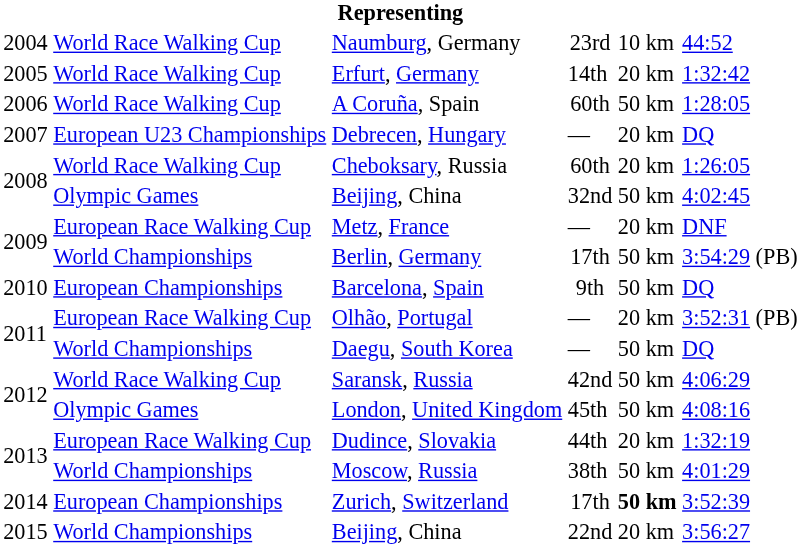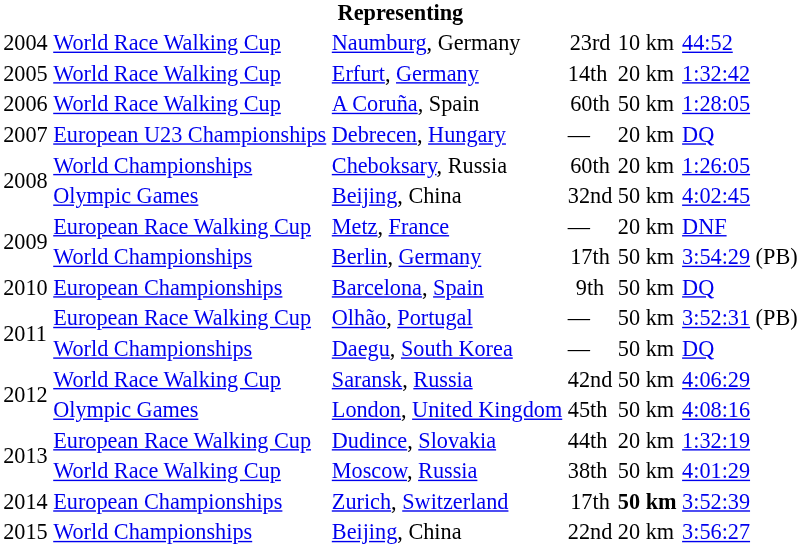(167, 165) World Race Walking Cup -> (153, 165) World Championships
(646, 318) 20 km -> (646, 318) 50 km
(153, 471) World Championships -> (167, 471) World Race Walking Cup
